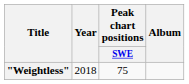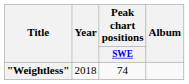(123, 71) 75 -> (123, 71) 74
